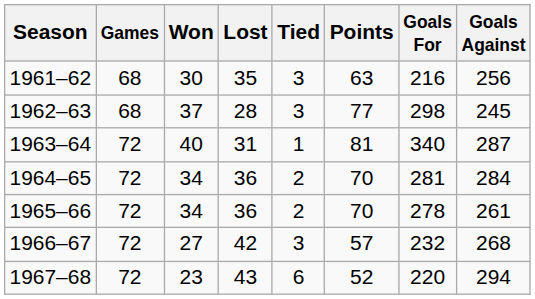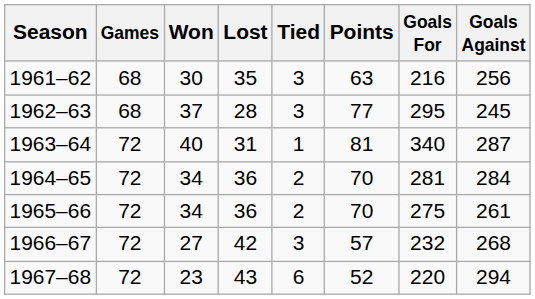(428, 111) 298 -> (428, 111) 295
(428, 210) 278 -> (428, 210) 275
